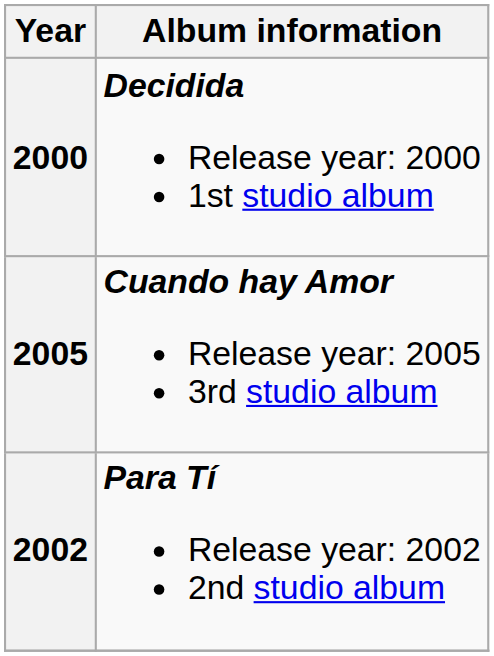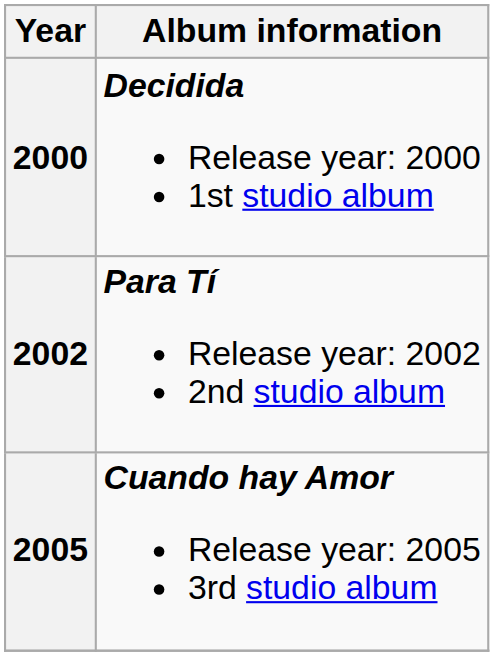rows swapped: (50, 550) <-> (50, 353)
